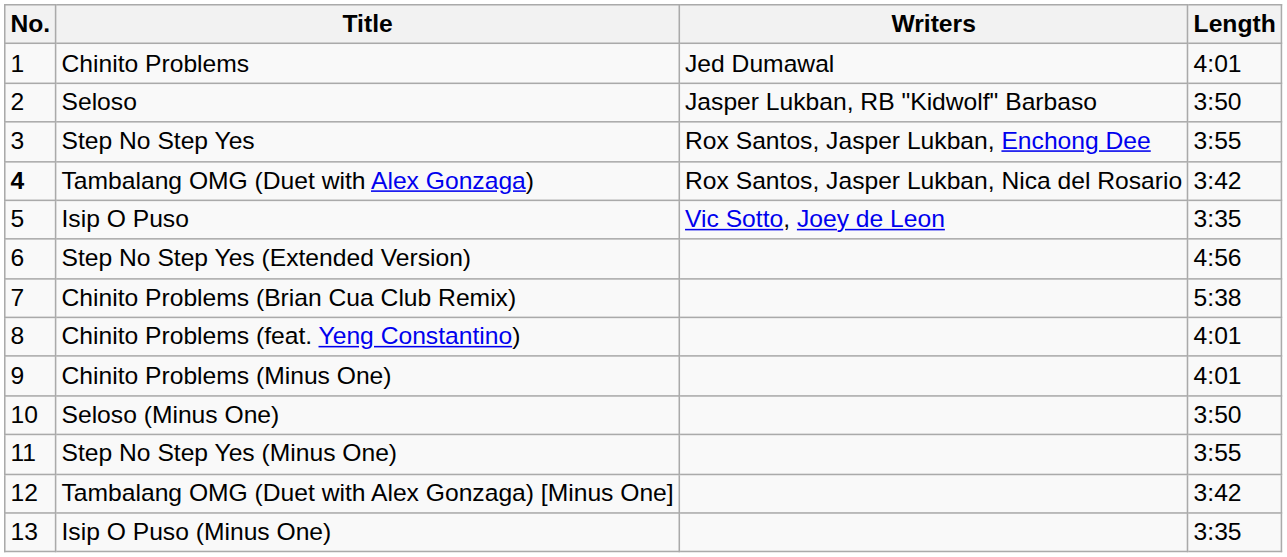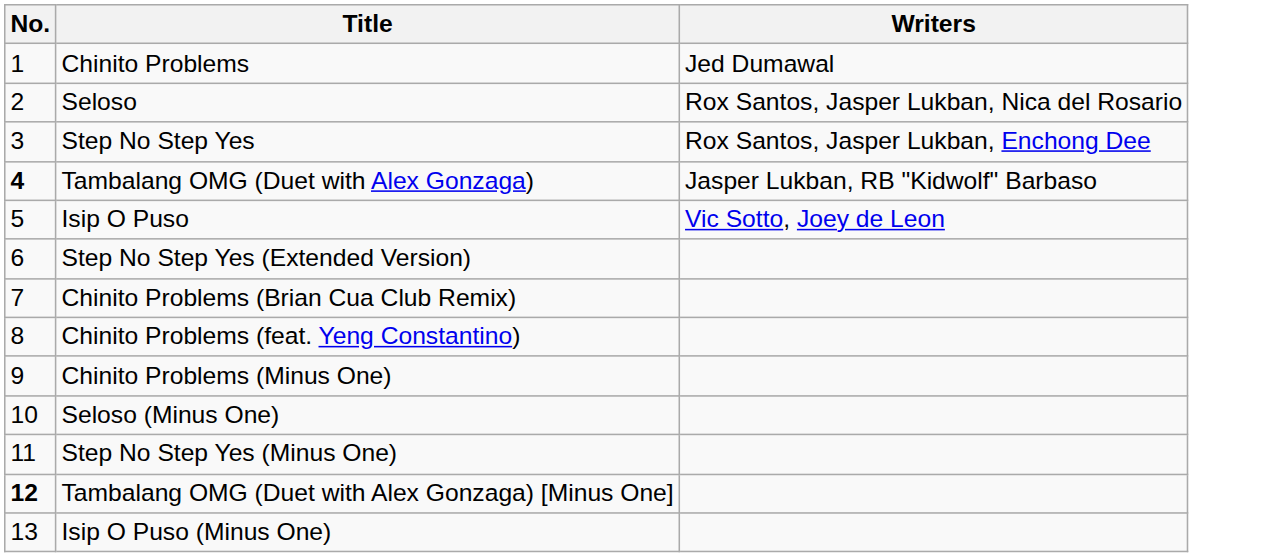- column: (1235, 24)
(891, 102) Jasper Lukban, RB "Kidwolf" Barbaso -> (934, 102) Rox Santos, Jasper Lukban, Nica del Rosario
(934, 180) Rox Santos, Jasper Lukban, Nica del Rosario -> (891, 180) Jasper Lukban, RB "Kidwolf" Barbaso
(24, 492) normal -> (24, 492) bold
